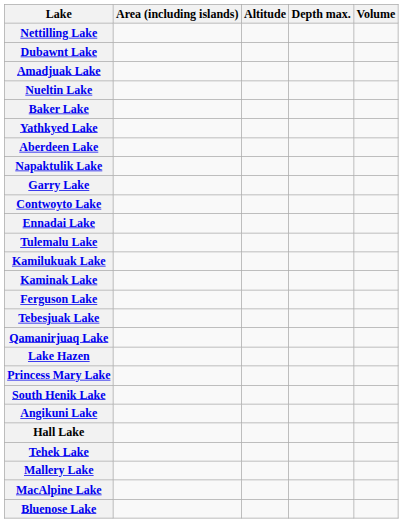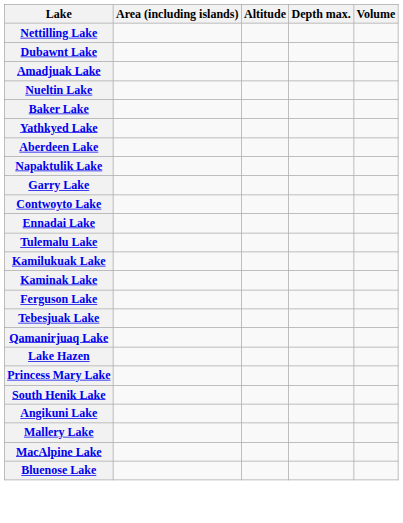- row: (59, 432)
- row: (59, 451)
